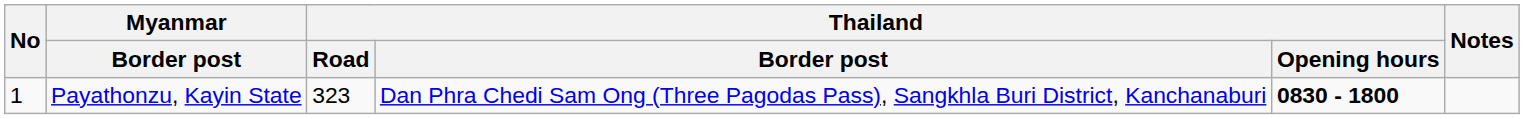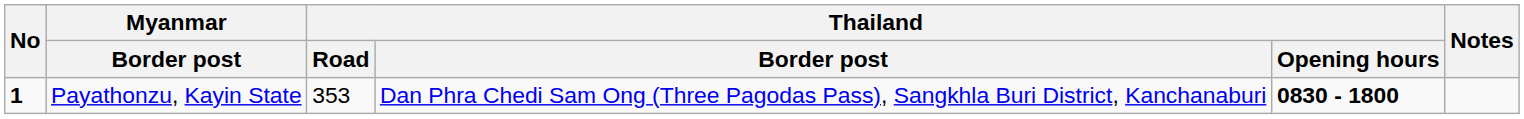(16, 95) normal -> (16, 95) bold
(331, 95) 323 -> (331, 95) 353
